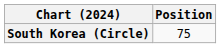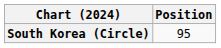(184, 33) 75 -> (184, 33) 95
